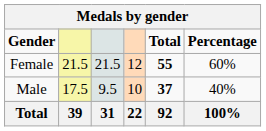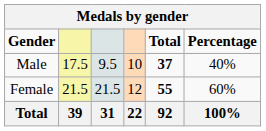rows swapped: (32, 89) <-> (32, 65)
